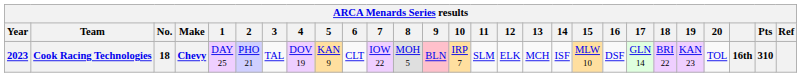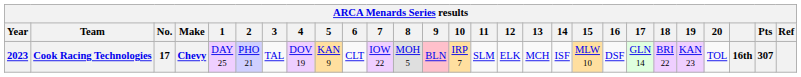(165, 56) 18 -> (165, 56) 17
(765, 56) 310 -> (765, 56) 307
